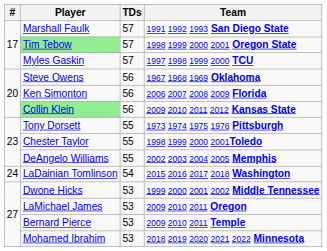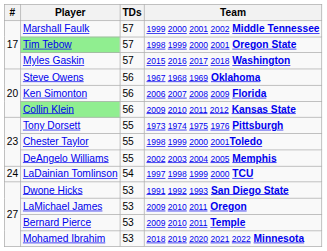(218, 29) 1991 1992 1993 San Diego State -> (233, 29) 1999 2000 2001 2002 Middle Tennessee
(200, 61) 1997 1998 1999 2000 TCU -> (218, 61) 2015 2016 2017 2018 Washington
(218, 174) 2015 2016 2017 2018 Washington -> (200, 174) 1997 1998 1999 2000 TCU
(233, 190) 1999 2000 2001 2002 Middle Tennessee -> (218, 190) 1991 1992 1993 San Diego State
